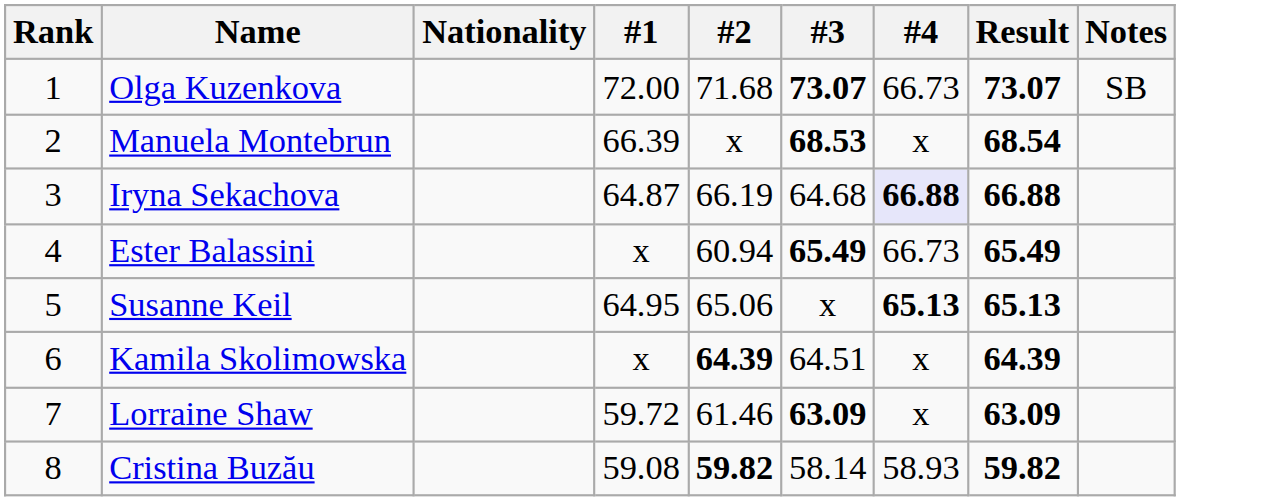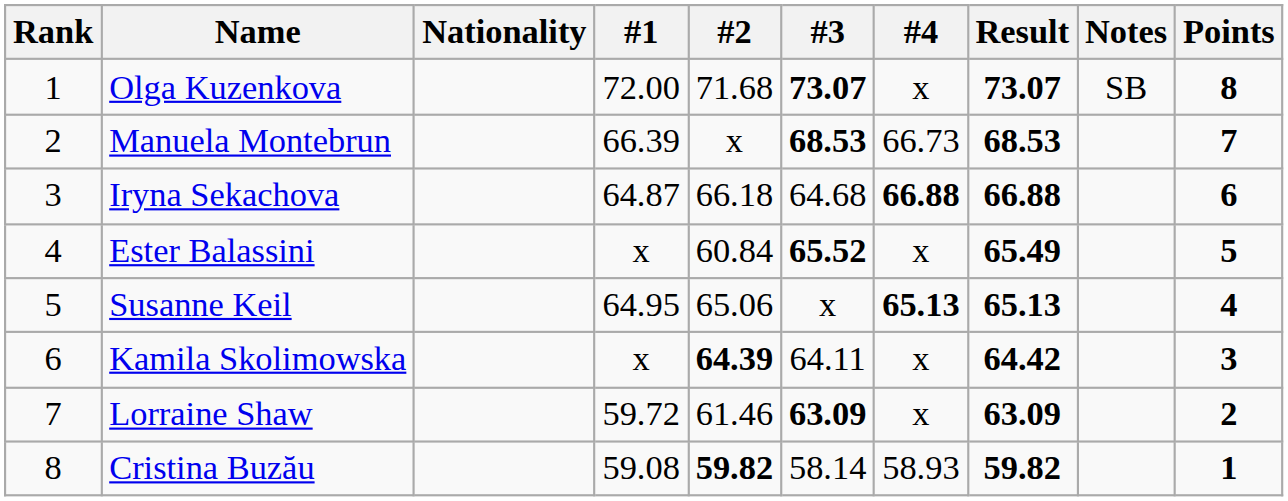+ column: (1229, 31)
(921, 86) 66.73 -> (921, 86) x
(921, 140) x -> (921, 140) 66.73
(1022, 140) 68.54 -> (1022, 140) 68.53
(734, 195) 66.19 -> (734, 195) 66.18
(921, 195) lavender background -> (921, 195) no background
(734, 250) 60.94 -> (734, 250) 60.84
(828, 250) 65.49 -> (828, 250) 65.52
(921, 250) 66.73 -> (921, 250) x
(828, 359) 64.51 -> (828, 359) 64.11
(1022, 359) 64.39 -> (1022, 359) 64.42
